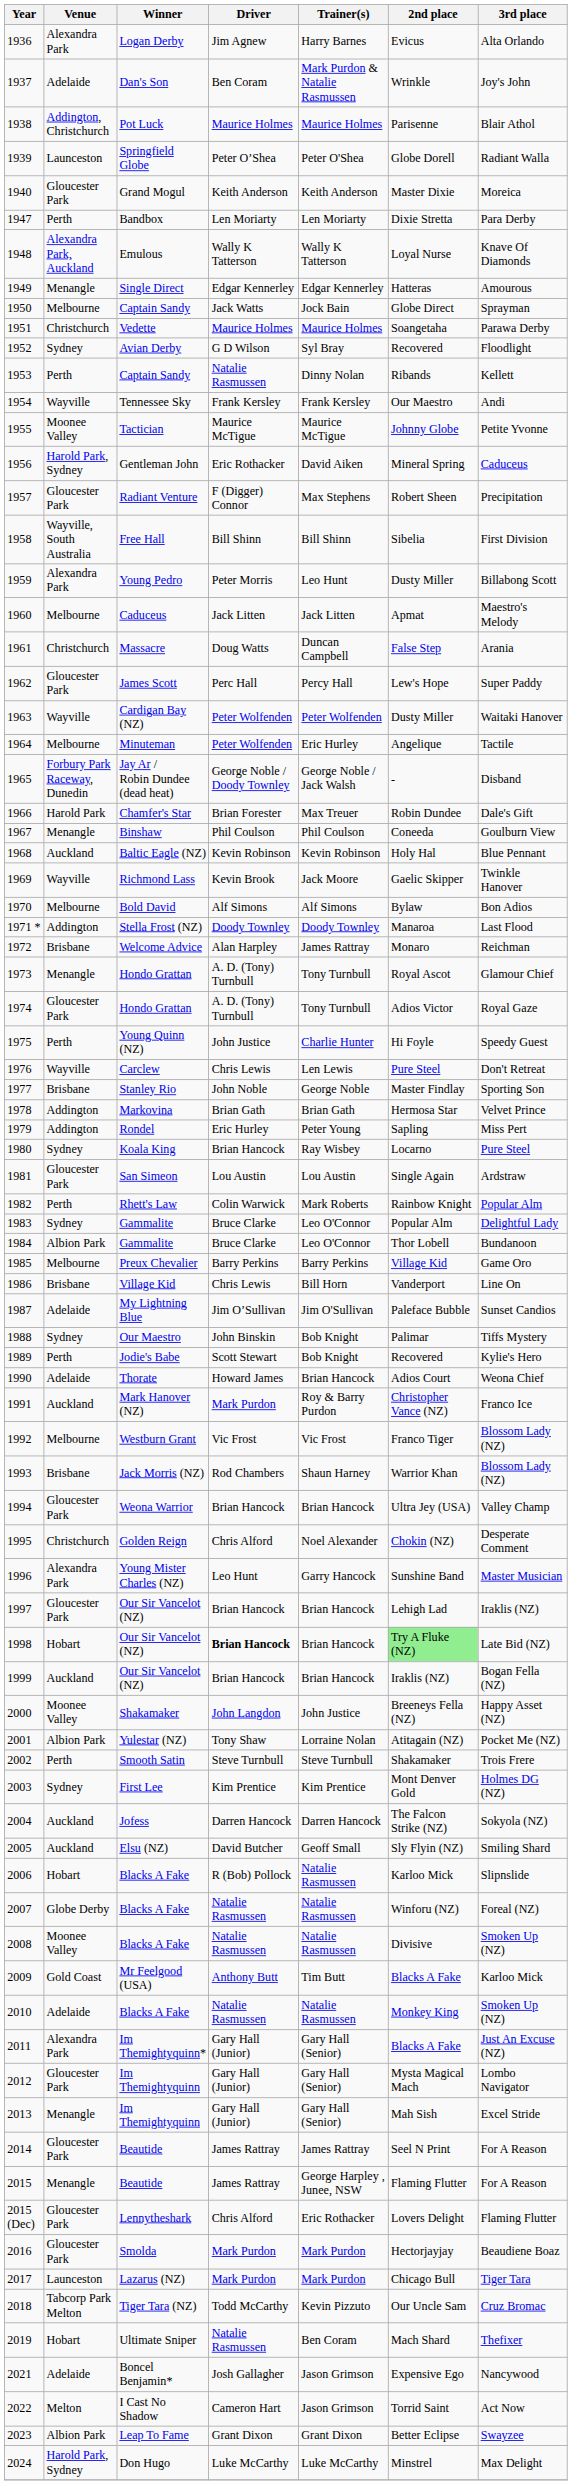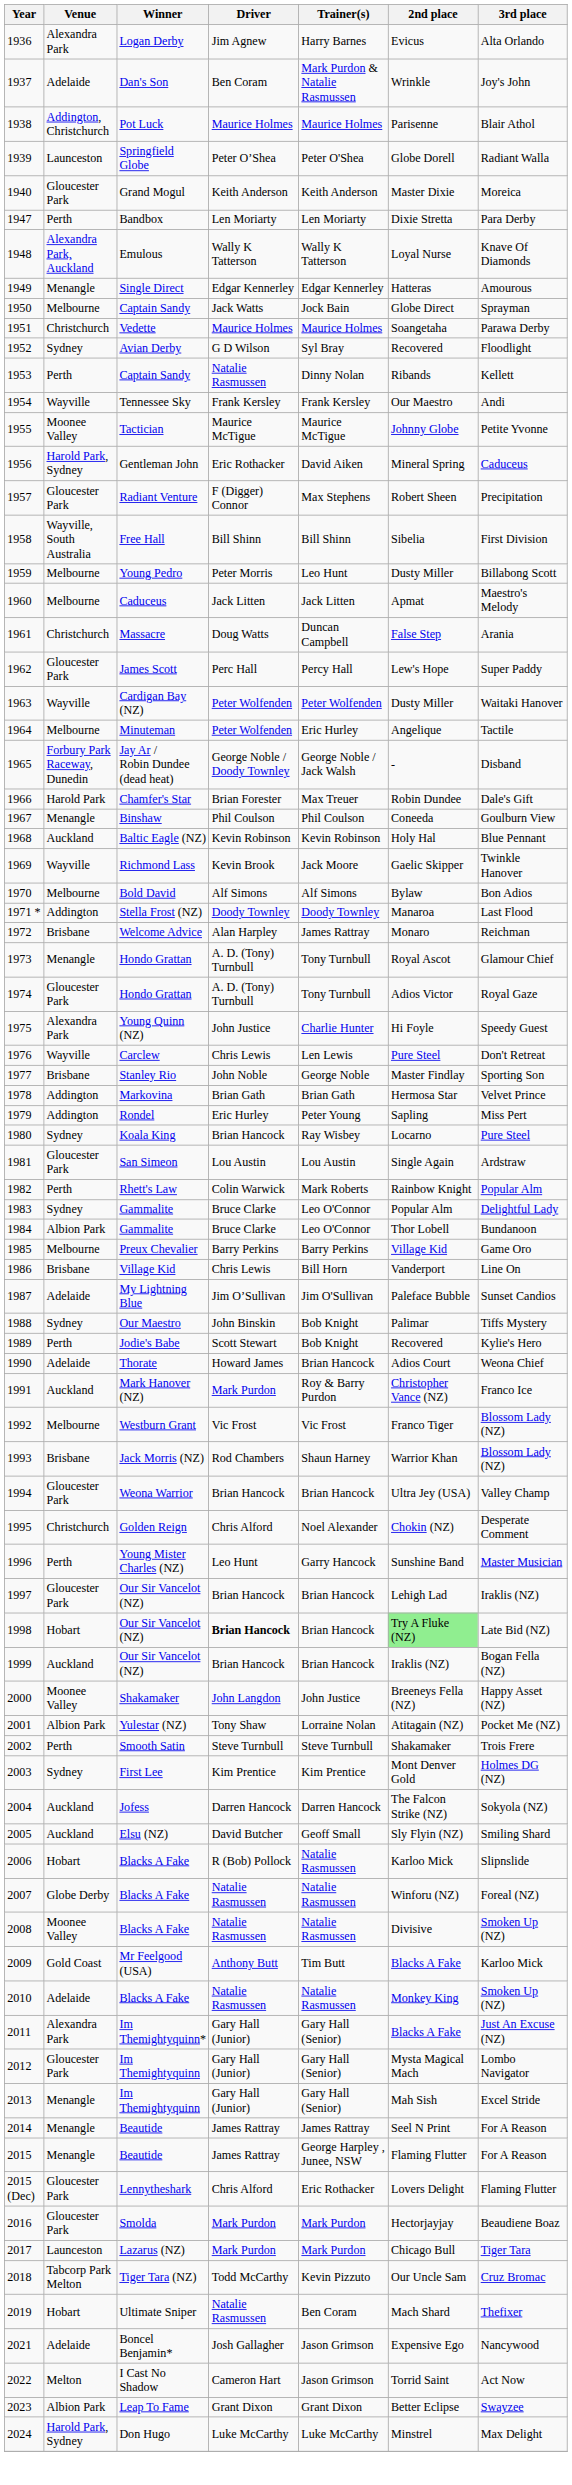(72, 581) Alexandra Park -> (73, 573) Melbourne
(59, 1043) Perth -> (72, 1028) Alexandra Park
(72, 1576) Alexandra Park -> (59, 1561) Perth
(73, 2149) Gloucester Park -> (71, 2128) Menangle
